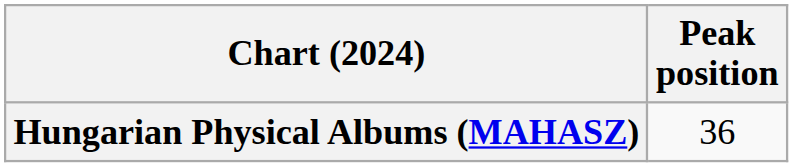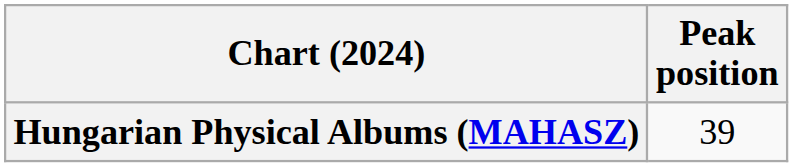(717, 131) 36 -> (717, 131) 39
